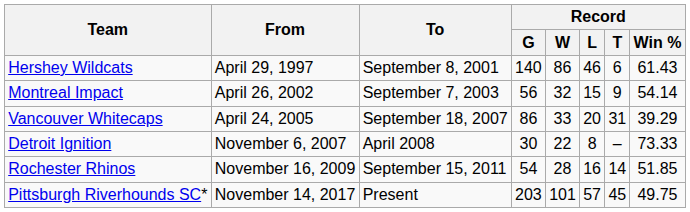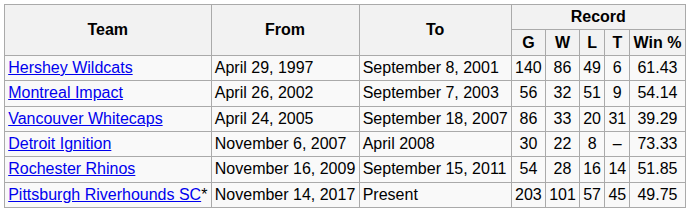(592, 67) 46 -> (592, 67) 49
(592, 93) 15 -> (592, 93) 51
